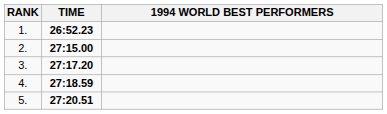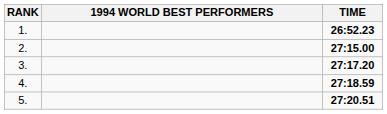columns swapped: (242, 13) <-> (71, 13)
